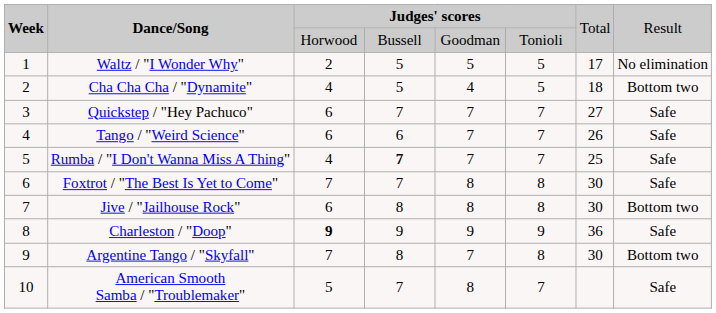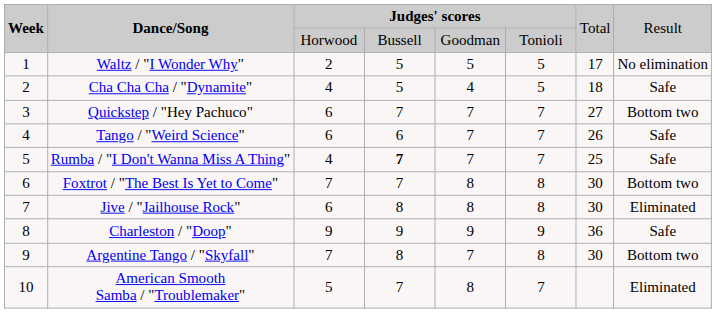(663, 87) Bottom two -> (663, 87) Safe
(663, 111) Safe -> (663, 111) Bottom two
(663, 183) Safe -> (663, 183) Bottom two
(663, 207) Bottom two -> (663, 207) Eliminated
(329, 231) bold -> (329, 231) normal
(663, 287) Safe -> (663, 287) Eliminated
